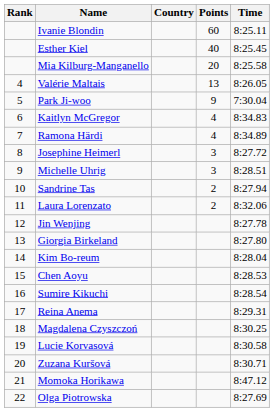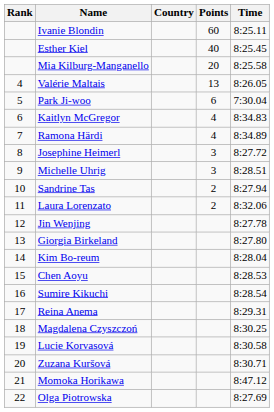(214, 100) 9 -> (214, 100) 6
